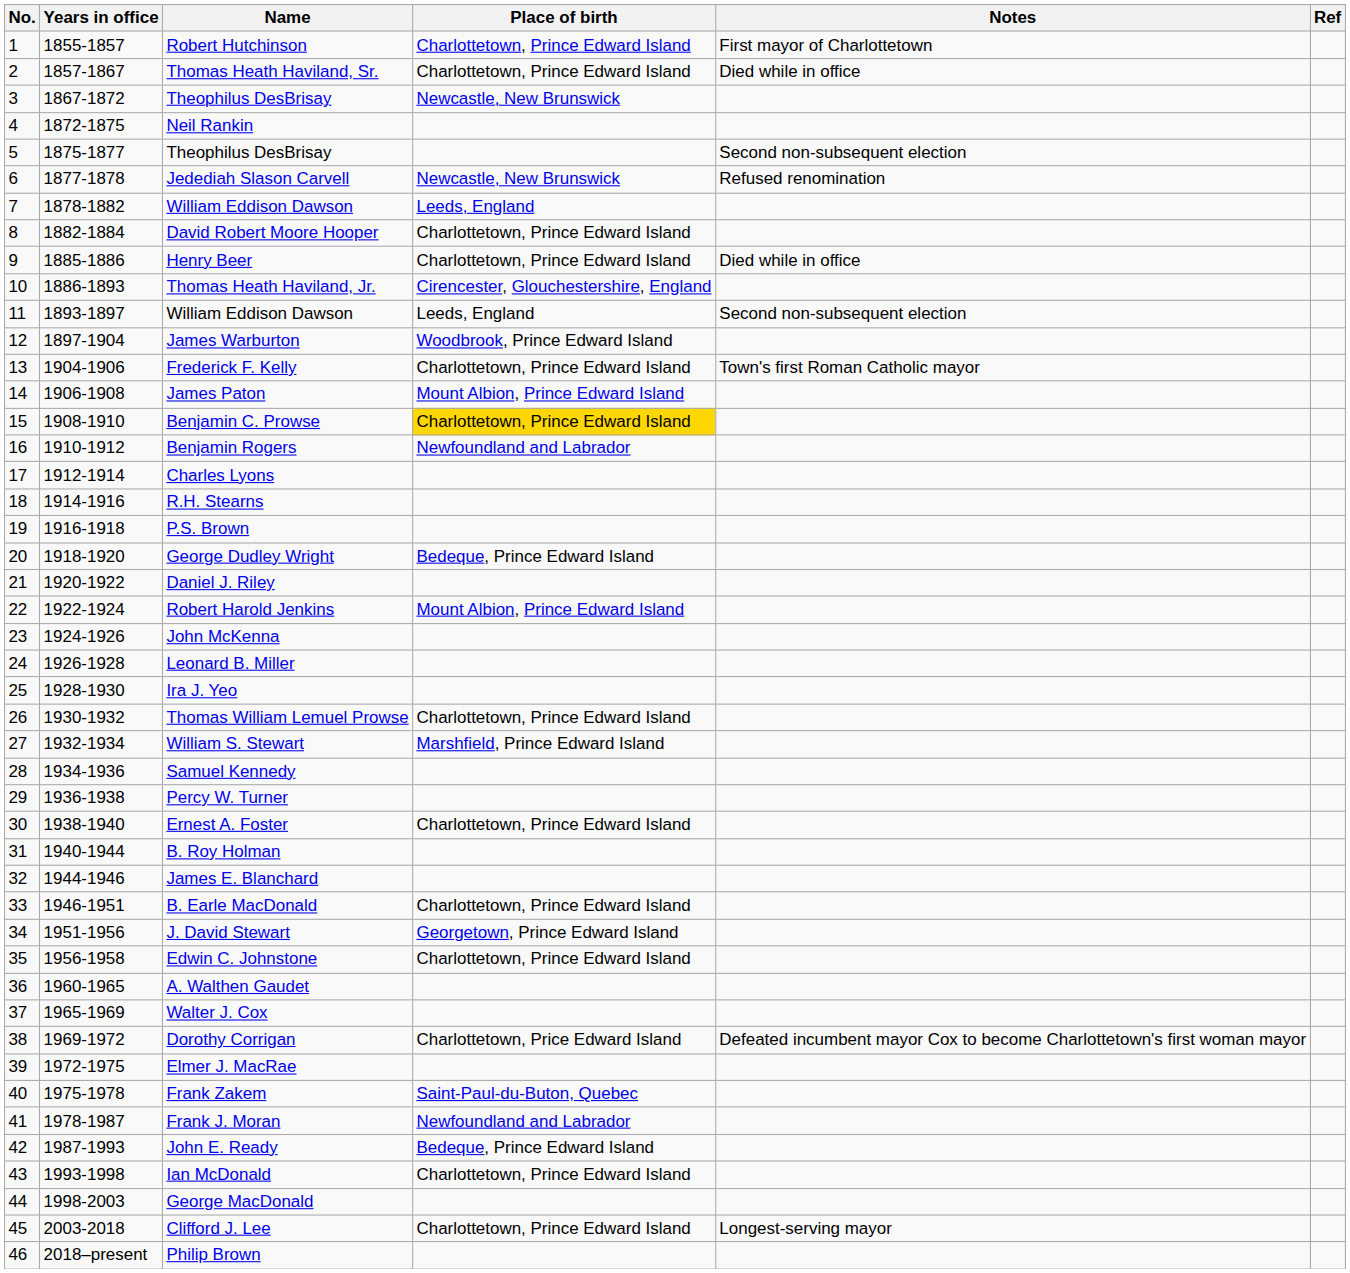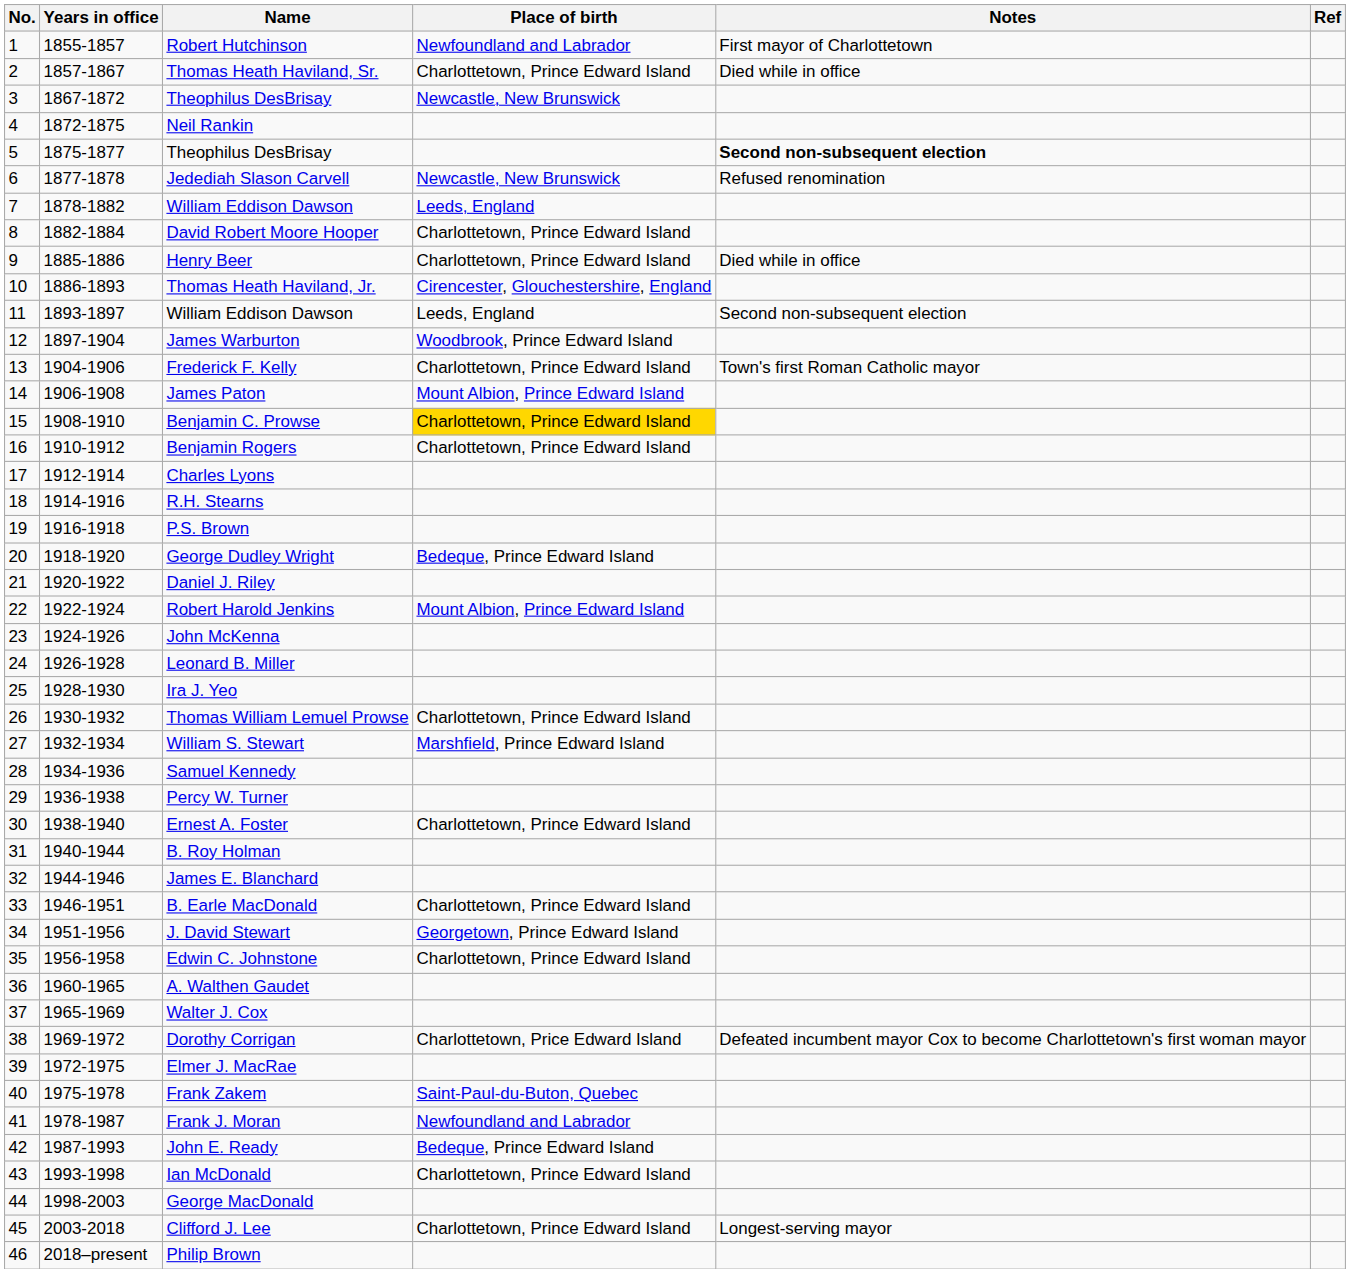(554, 44) Charlottetown, Prince Edward Island -> (523, 44) Newfoundland and Labrador
(843, 152) normal -> (853, 152) bold
(523, 448) Newfoundland and Labrador -> (554, 448) Charlottetown, Prince Edward Island
